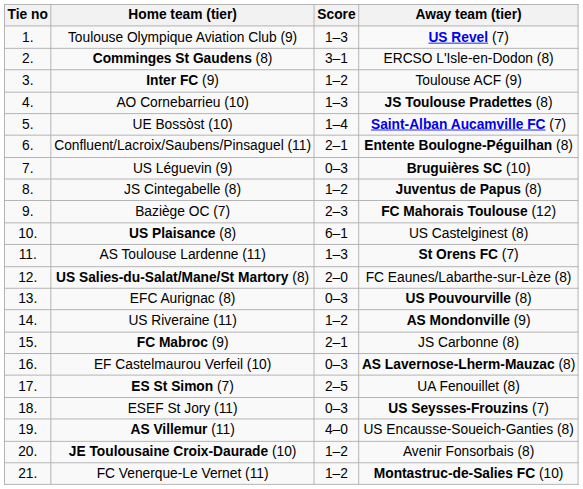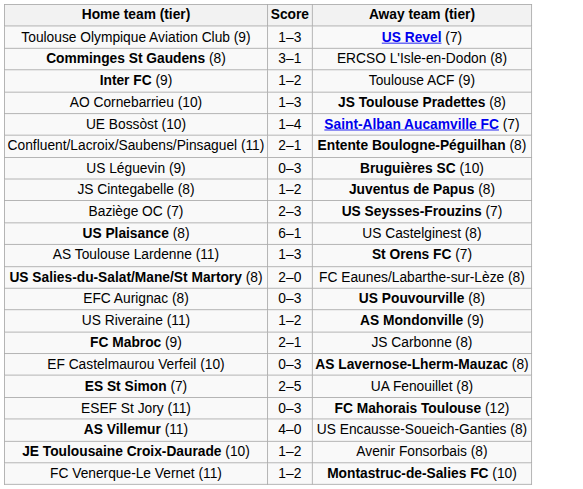- column: (28, 15)
(469, 211) FC Mahorais Toulouse (12) -> (422, 211) US Seysses-Frouzins (7)
(469, 408) US Seysses-Frouzins (7) -> (422, 408) FC Mahorais Toulouse (12)
